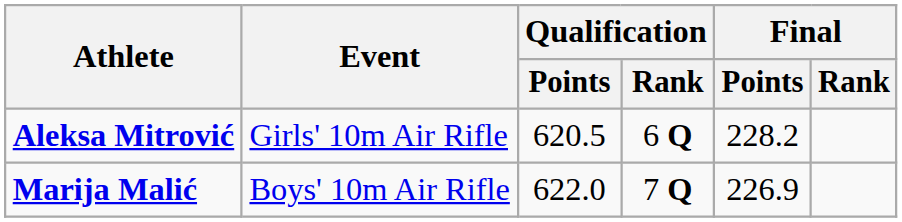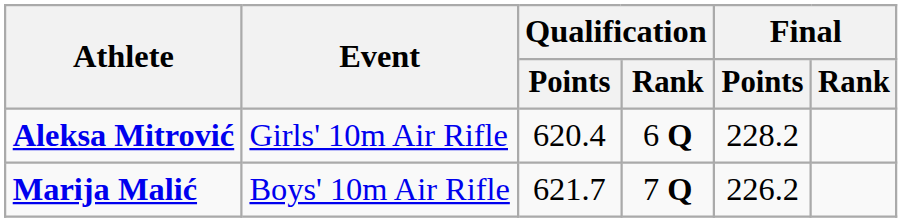(569, 135) 620.5 -> (569, 135) 620.4
(569, 189) 622.0 -> (569, 189) 621.7
(763, 189) 226.9 -> (763, 189) 226.2
